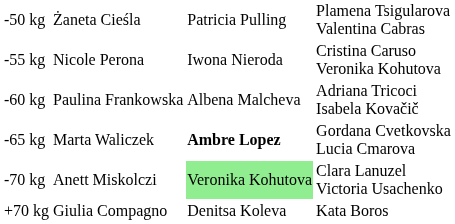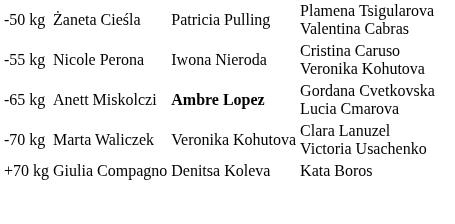- row: (25, 100)
(104, 140) Marta Waliczek -> (105, 100) Anett Miskolczi
(105, 180) Anett Miskolczi -> (104, 140) Marta Waliczek
(250, 180) lightgreen background -> (234, 140) no background
